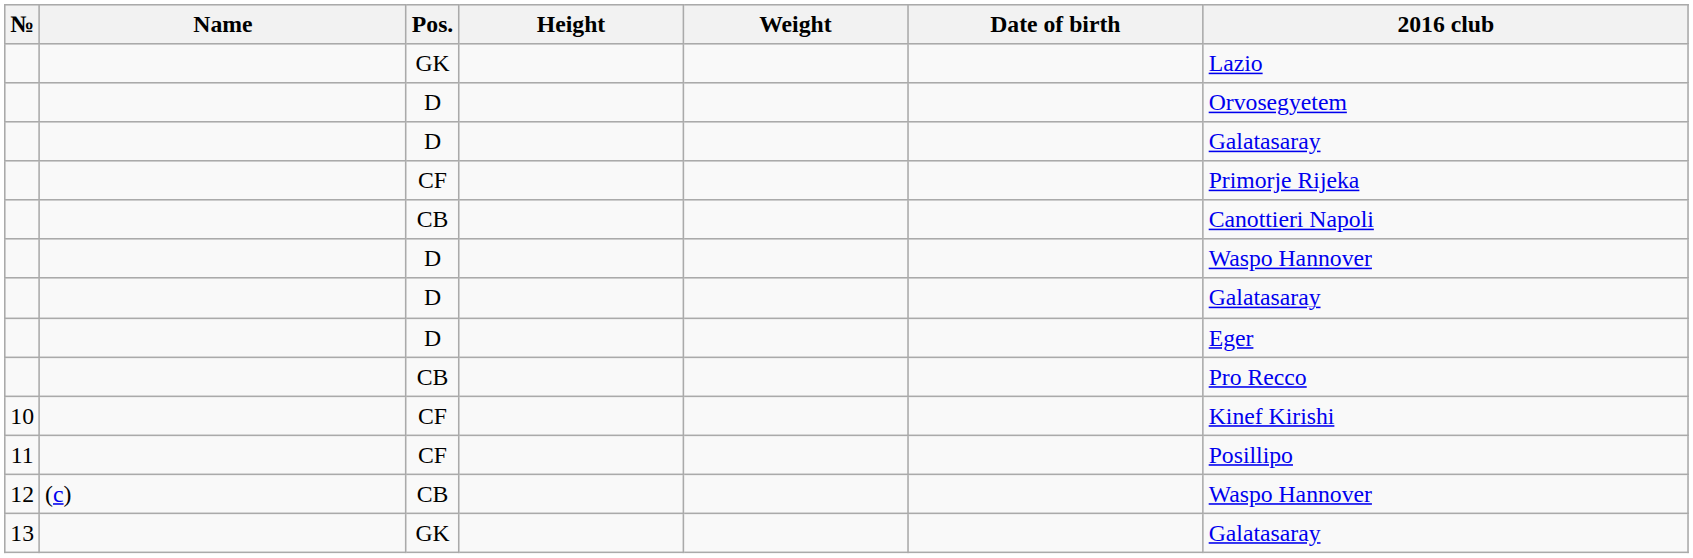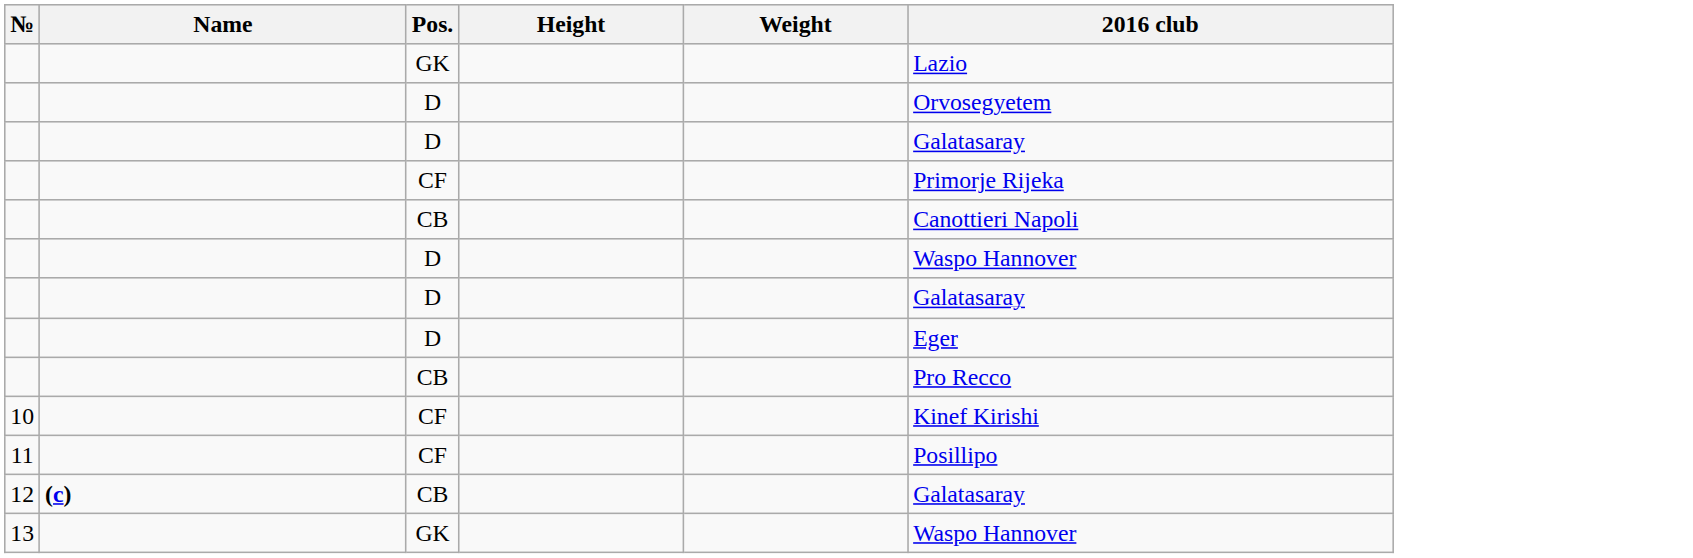- column: (1055, 24)
(58, 493) normal -> (58, 493) bold
(1290, 493) Waspo Hannover -> (969, 493) Galatasaray
(1265, 532) Galatasaray -> (995, 532) Waspo Hannover
